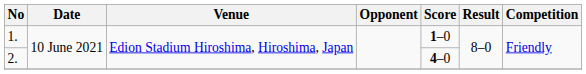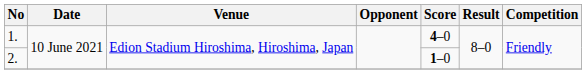(440, 36) 1–0 -> (440, 36) 4–0
(440, 58) 4–0 -> (440, 58) 1–0
